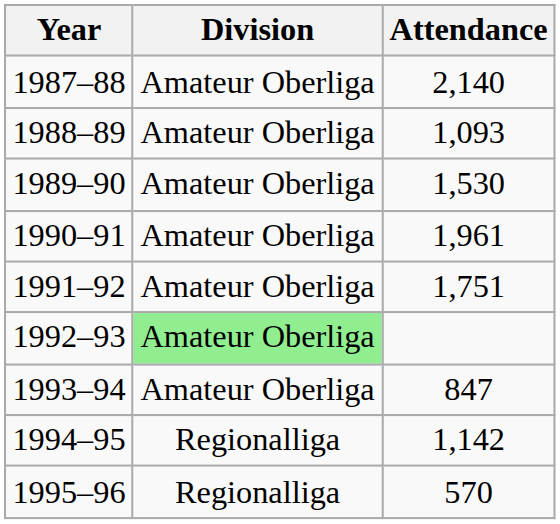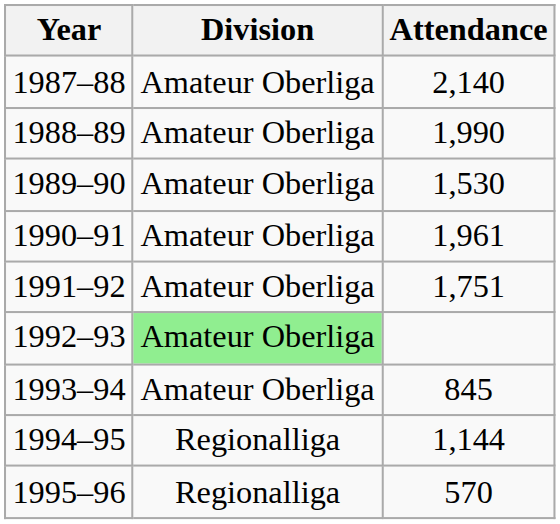(469, 132) 1,093 -> (469, 132) 1,990
(469, 388) 847 -> (469, 388) 845
(469, 440) 1,142 -> (469, 440) 1,144
